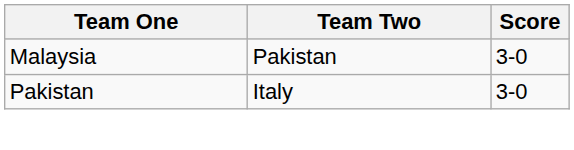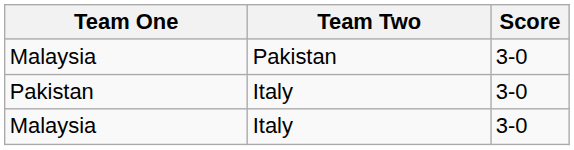+ row: (53, 126)
